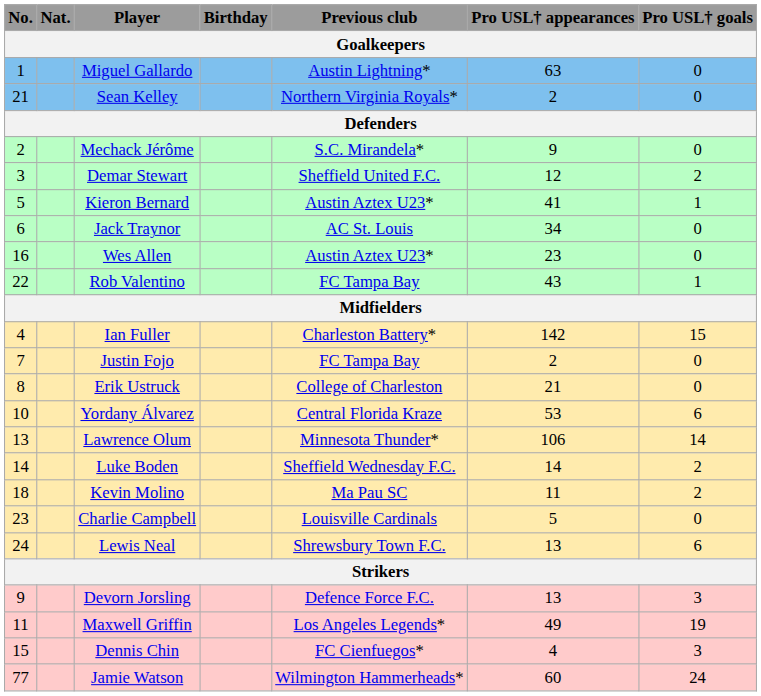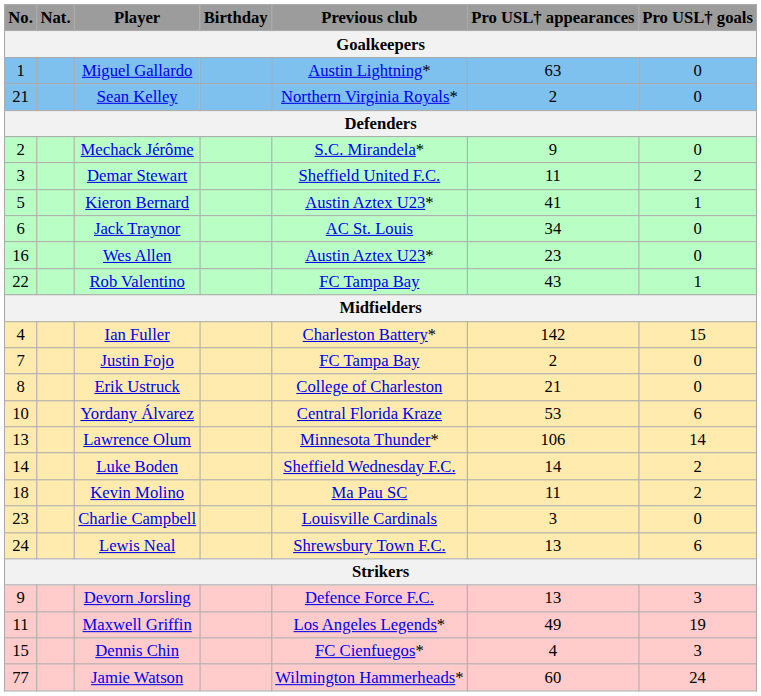(553, 176) 12 -> (553, 176) 11
(553, 519) 5 -> (553, 519) 3
